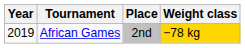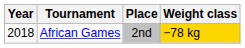(21, 33) 2019 -> (21, 33) 2018
